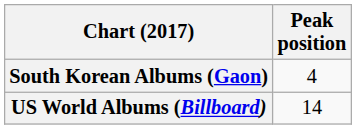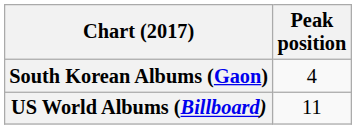(312, 107) 14 -> (312, 107) 11
